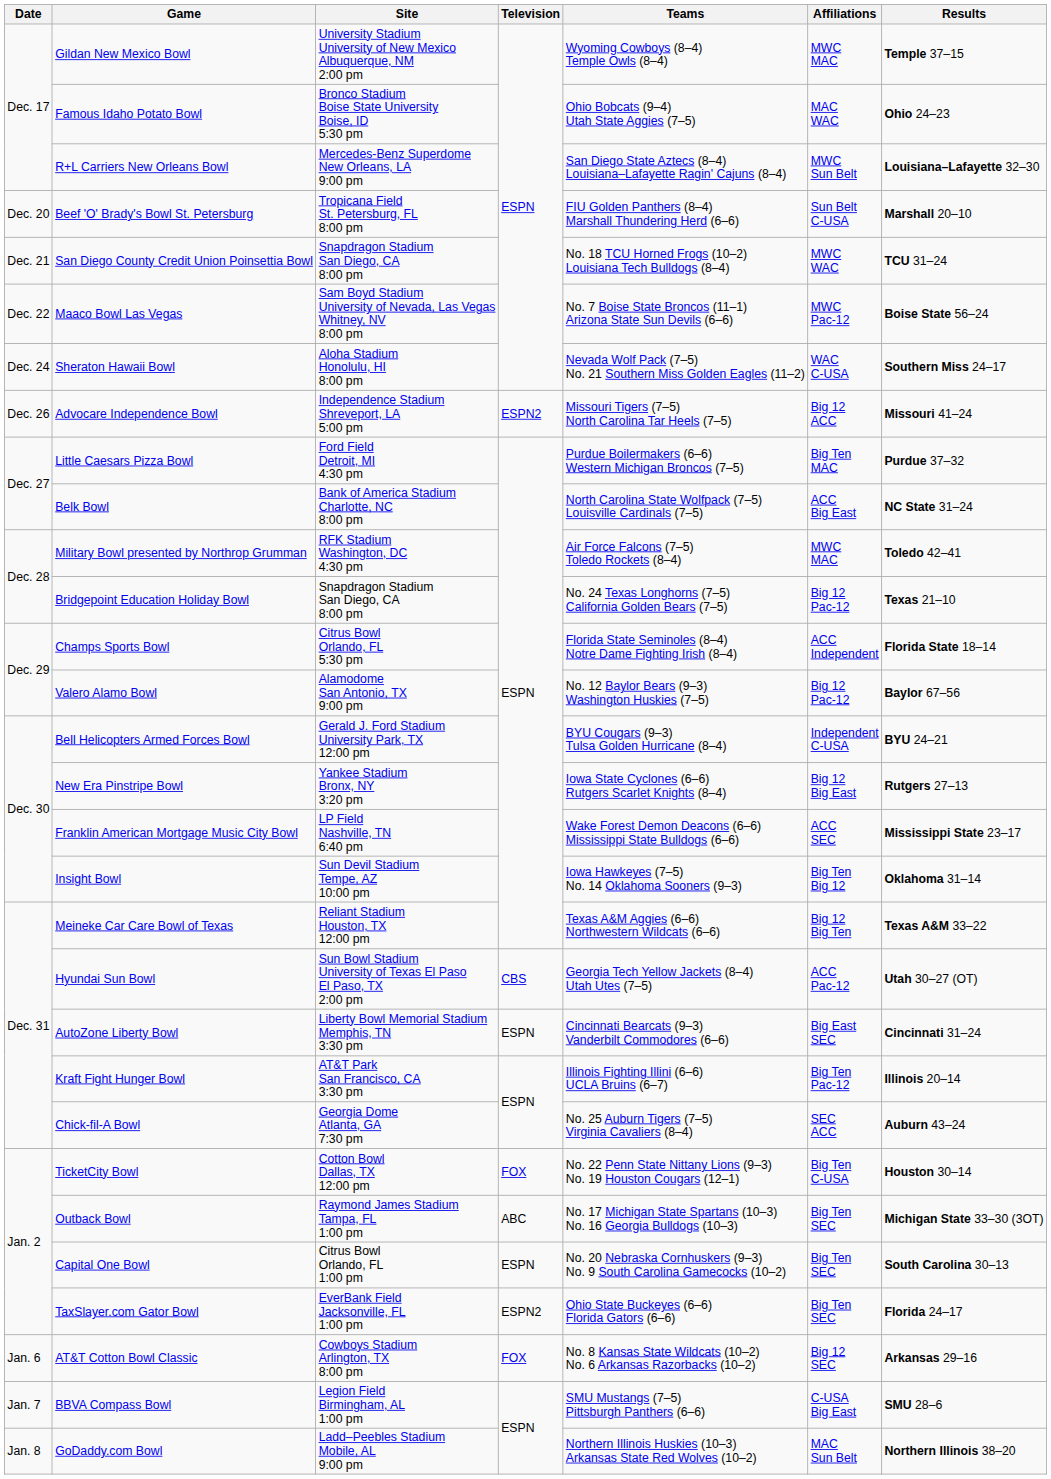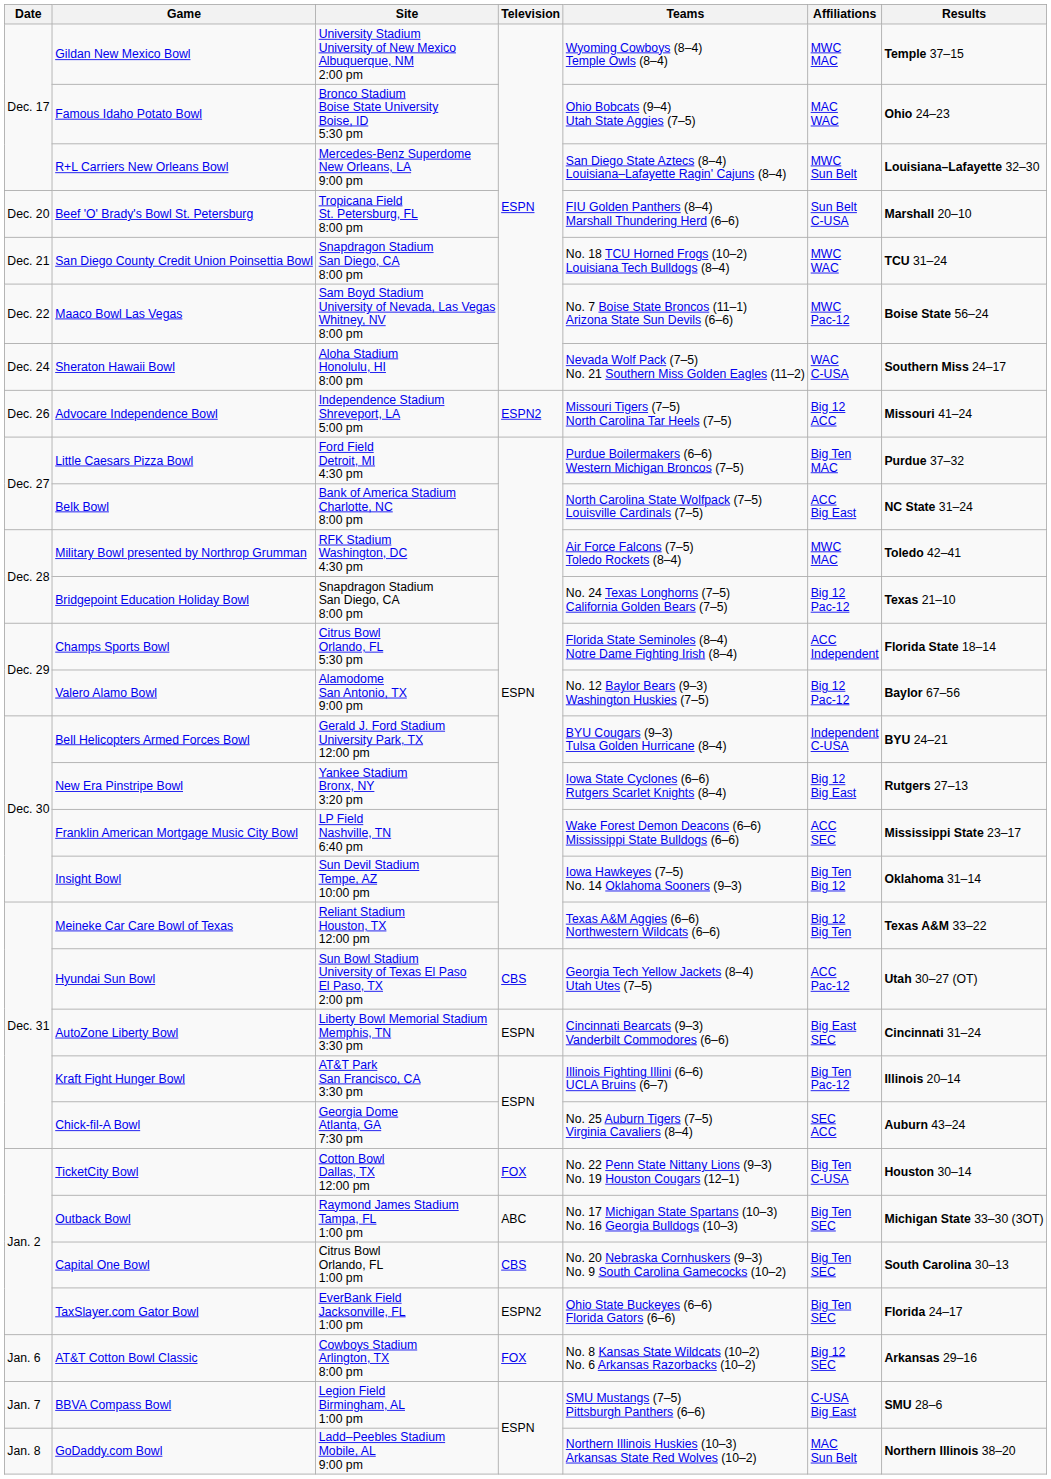(518, 1265) ESPN -> (514, 1265) CBS
